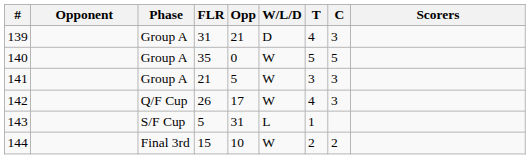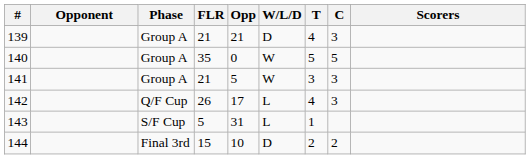(204, 36) 31 -> (204, 36) 21
(268, 100) W -> (266, 100) L
(268, 143) W -> (267, 143) D
